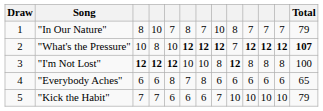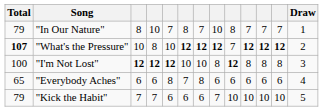columns swapped: (20, 13) <-> (304, 13)
